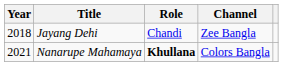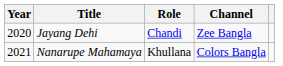(19, 33) 2018 -> (19, 33) 2020
(171, 52) bold -> (169, 52) normal
